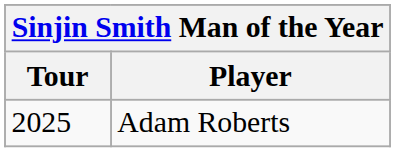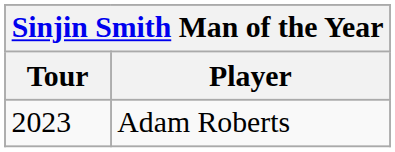(41, 122) 2025 -> (41, 122) 2023
